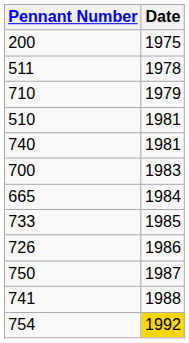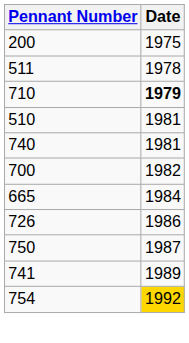(163, 94) normal -> (163, 94) bold
(163, 171) 1983 -> (163, 171) 1982
- row: (22, 222)
(163, 299) 1988 -> (163, 273) 1989
